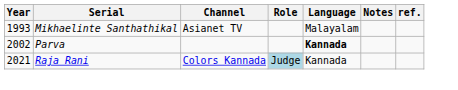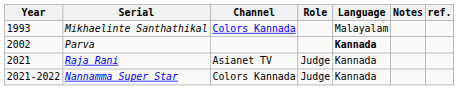(212, 29) Asianet TV -> (254, 29) Colors Kannada
(224, 61) Colors Kannada -> (242, 61) Asianet TV
(286, 61) lightblue background -> (315, 61) no background
+ row: (121, 77)
